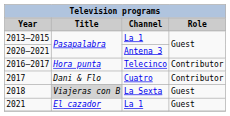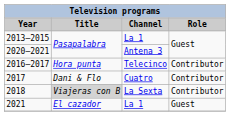(183, 91) Guest -> (197, 91) Contributor
